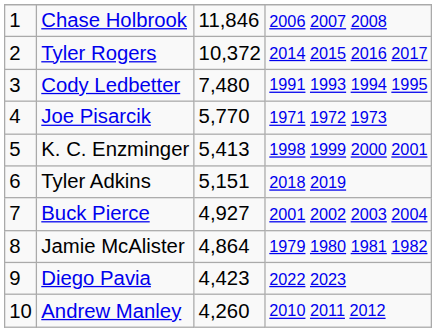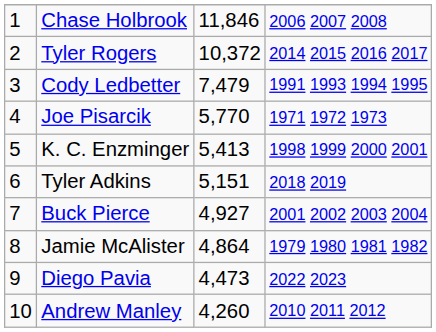(224, 85) 7,480 -> (224, 85) 7,479
(224, 278) 4,423 -> (224, 278) 4,473
